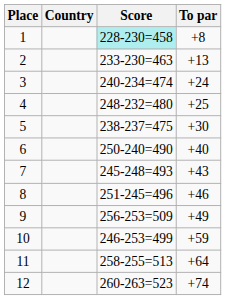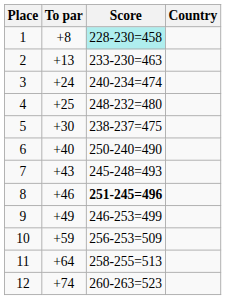columns swapped: (69, 15) <-> (198, 15)
(136, 194) normal -> (126, 194) bold
(136, 216) 256-253=509 -> (126, 216) 246-253=499
(136, 238) 246-253=499 -> (126, 238) 256-253=509
